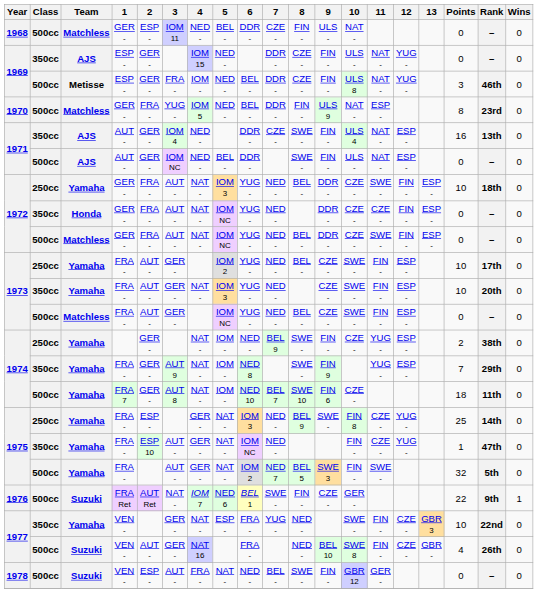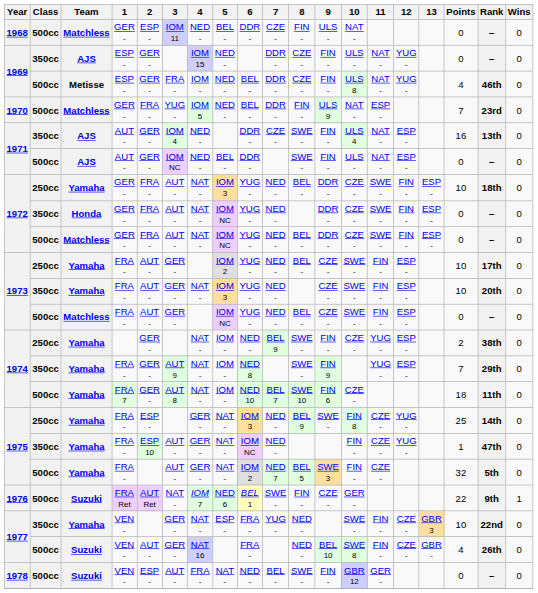(461, 84) 3 -> (461, 84) 4
(461, 110) 8 -> (461, 110) 7
(381, 214) CZE - -> (381, 214) SWE -
(381, 472) SWE - -> (381, 472) CZE -
